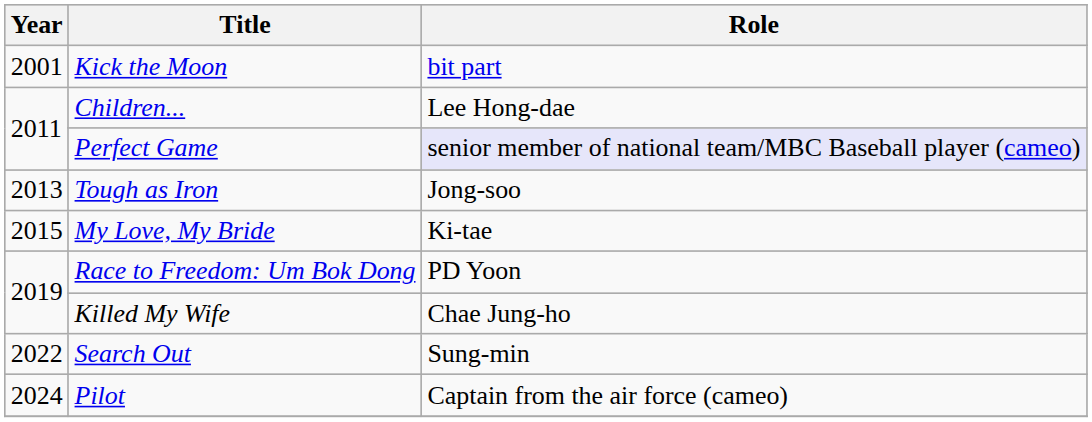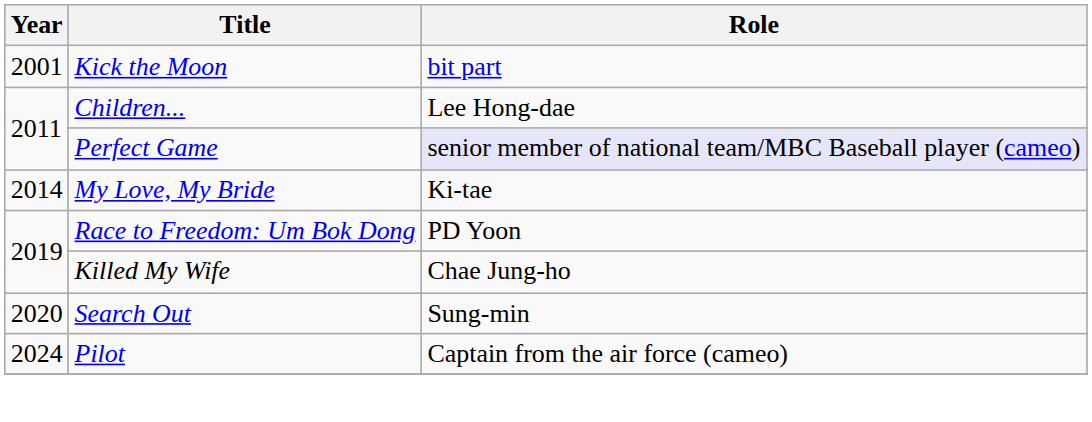- row: (146, 189)
(37, 230) 2015 -> (37, 189) 2014
(37, 353) 2022 -> (37, 312) 2020
